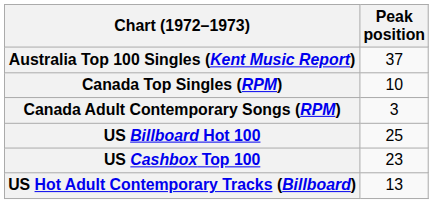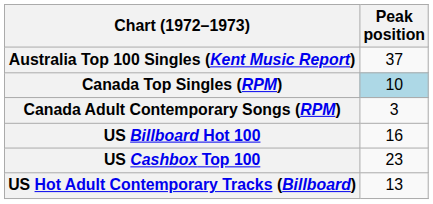(394, 85) no background -> (394, 85) lightblue background
(394, 135) 25 -> (394, 135) 16
